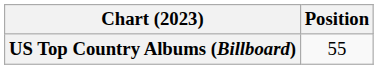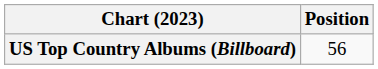(337, 49) 55 -> (337, 49) 56
